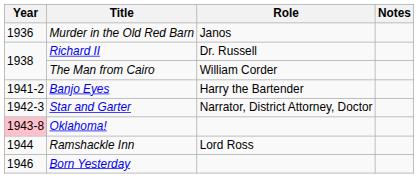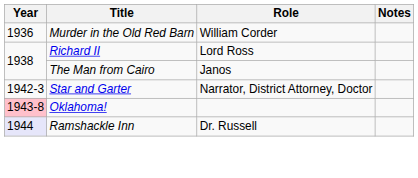(215, 32) Janos -> (238, 32) William Corder
(228, 51) Dr. Russell -> (227, 51) Lord Ross
(238, 70) William Corder -> (215, 70) Janos
- row: (79, 88)
(20, 145) no background -> (20, 126) lavender background
(227, 145) Lord Ross -> (228, 126) Dr. Russell
- row: (90, 164)
